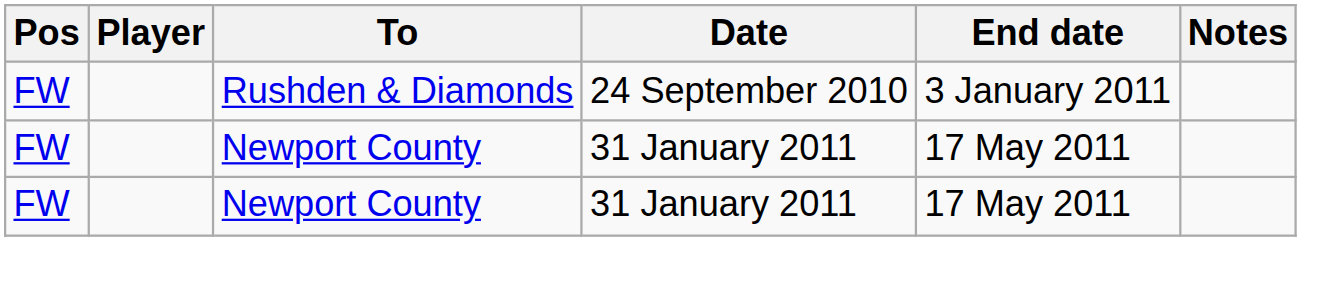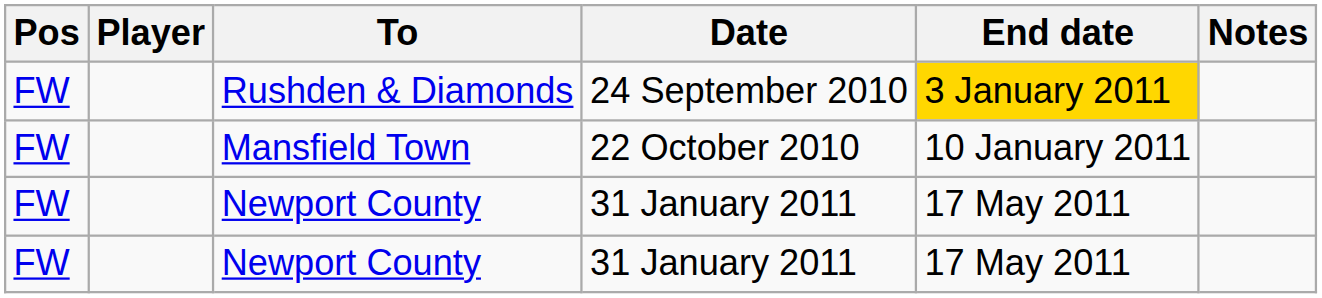(1048, 90) no background -> (1048, 90) gold background
+ row: (346, 147)
